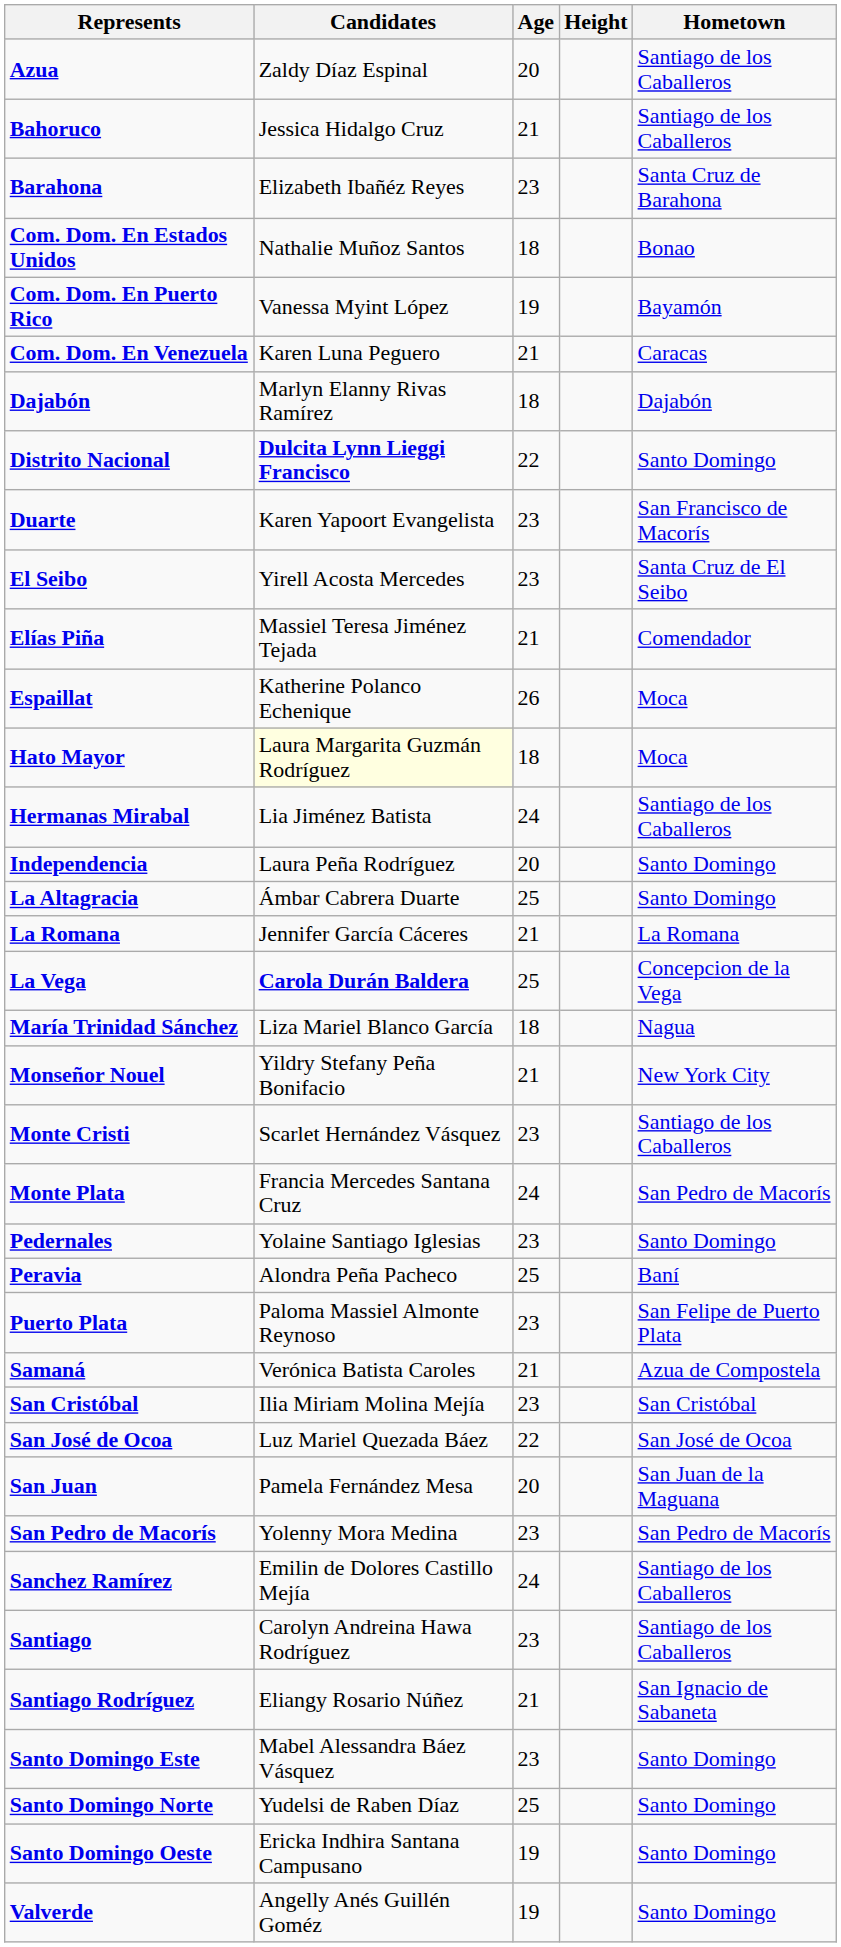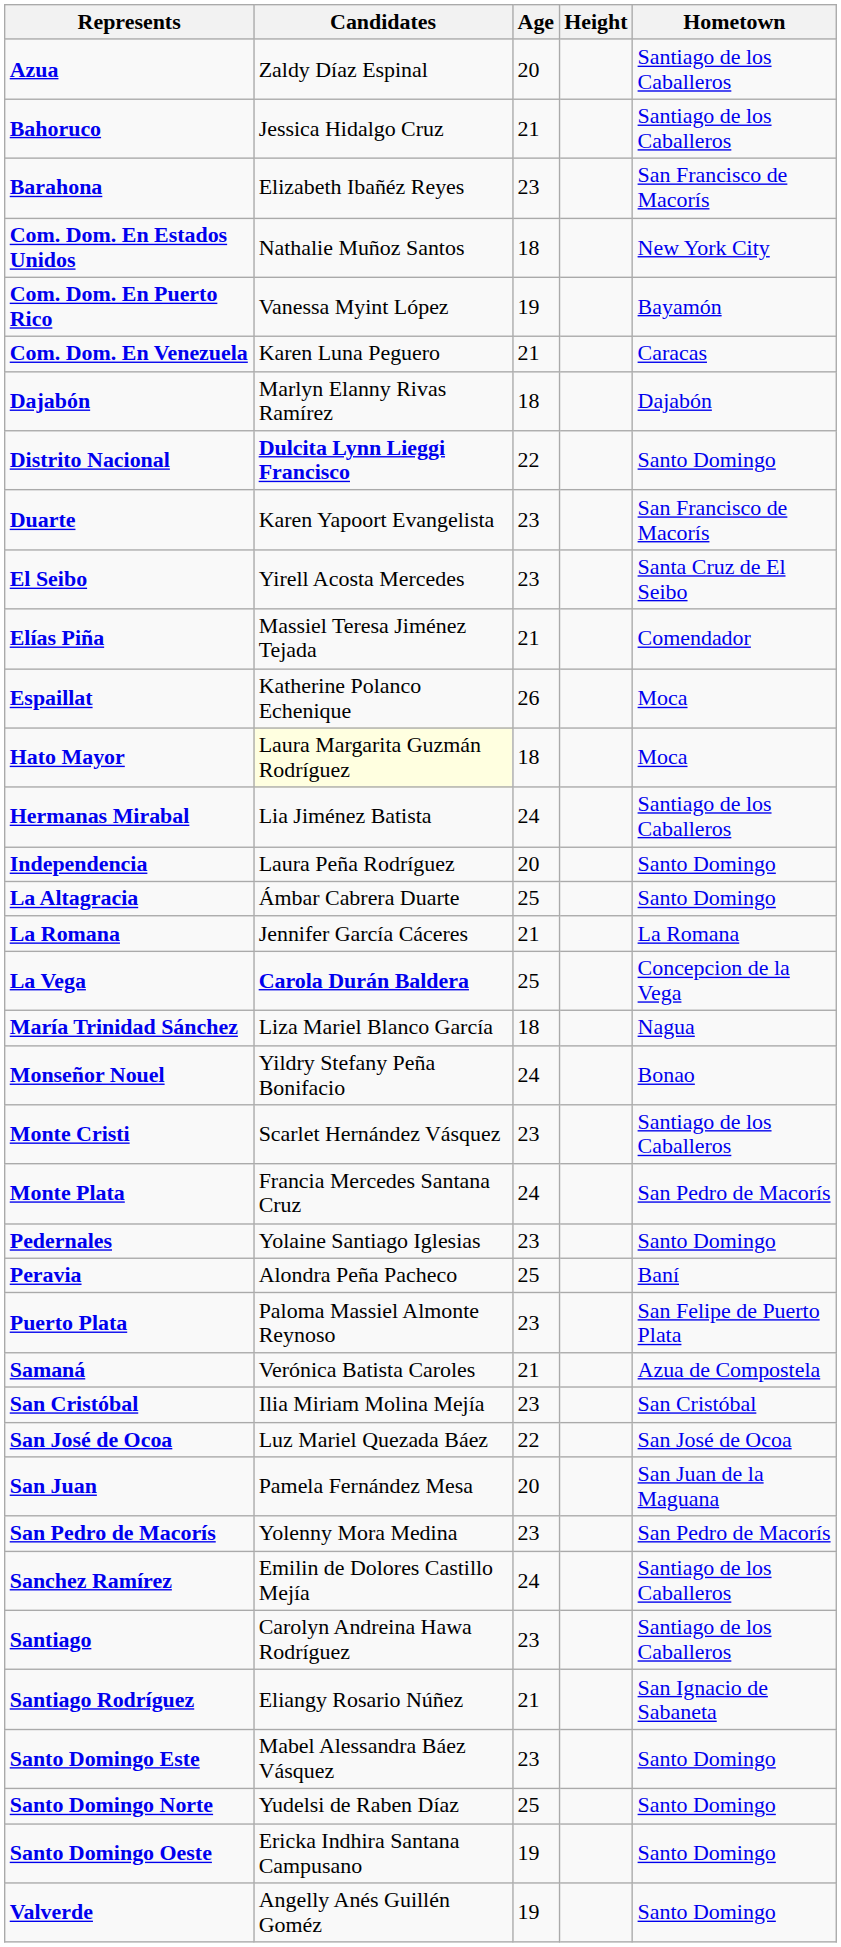(699, 187) Santa Cruz de Barahona -> (712, 187) San Francisco de Macorís
(666, 247) Bonao -> (704, 247) New York City
(529, 1074) 21 -> (529, 1074) 24
(704, 1074) New York City -> (666, 1074) Bonao
